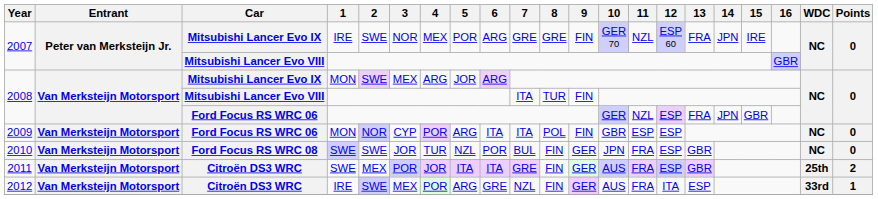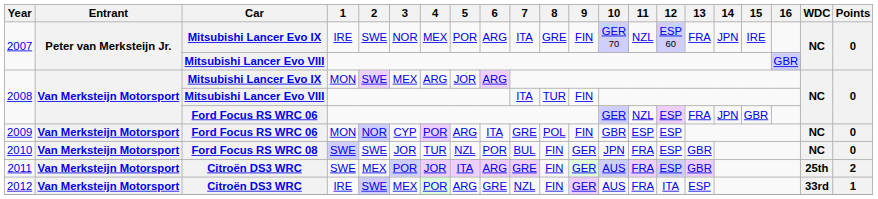(525, 37) GRE -> (525, 37) ITA
(525, 132) ITA -> (525, 132) GRE
(495, 168) ITA -> (495, 168) ARG
